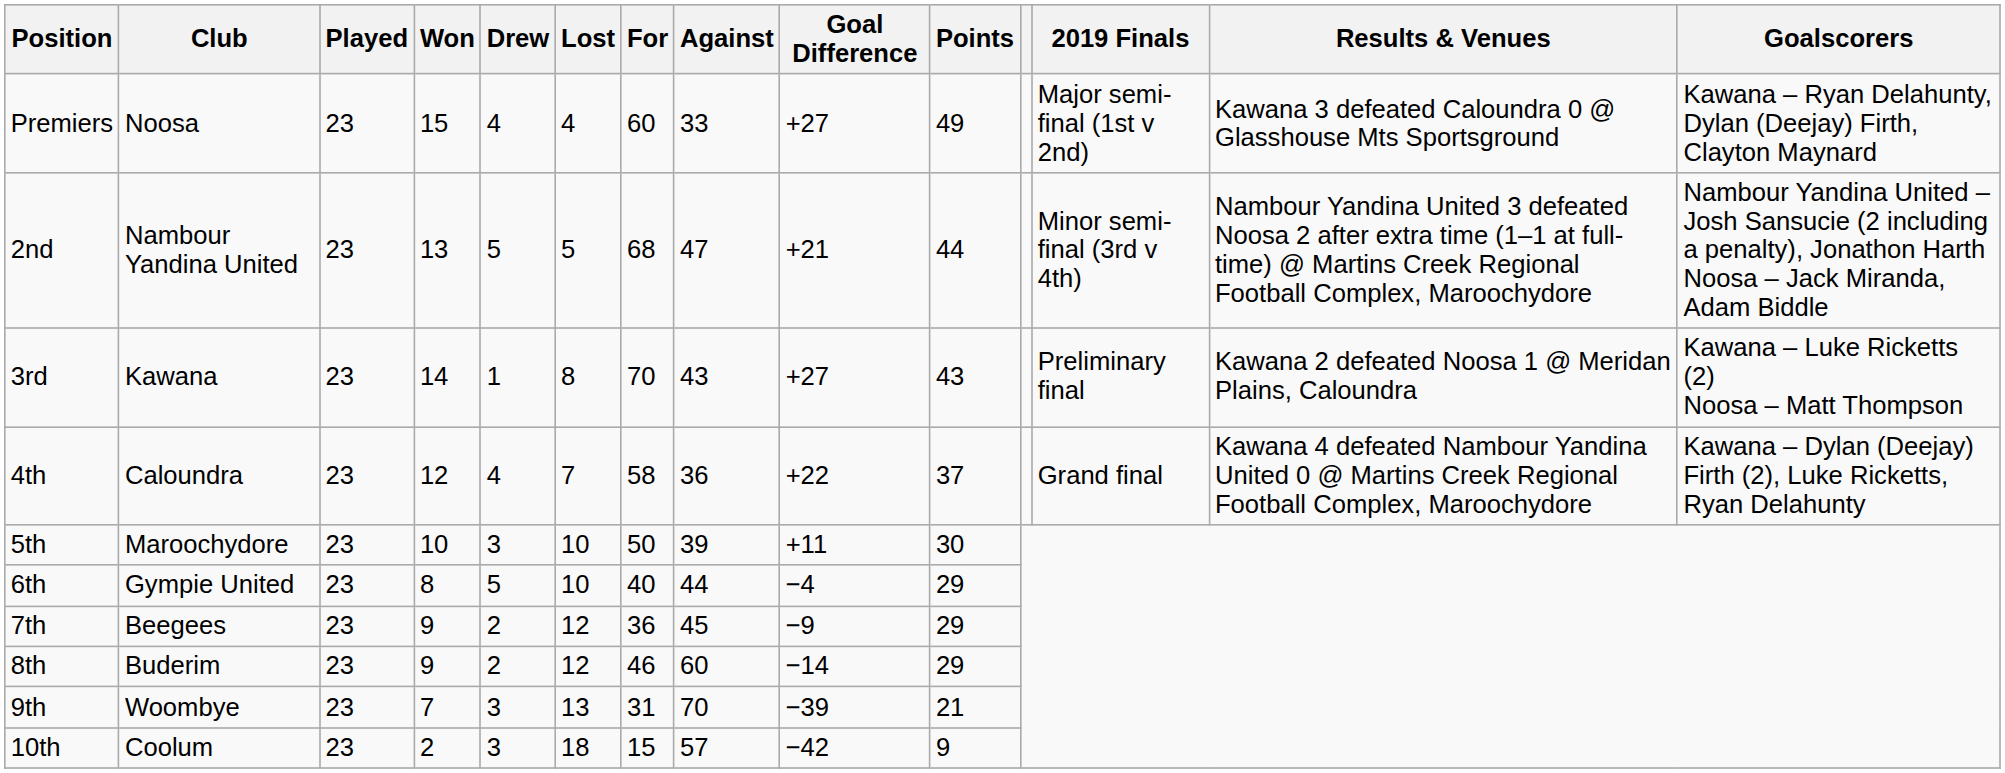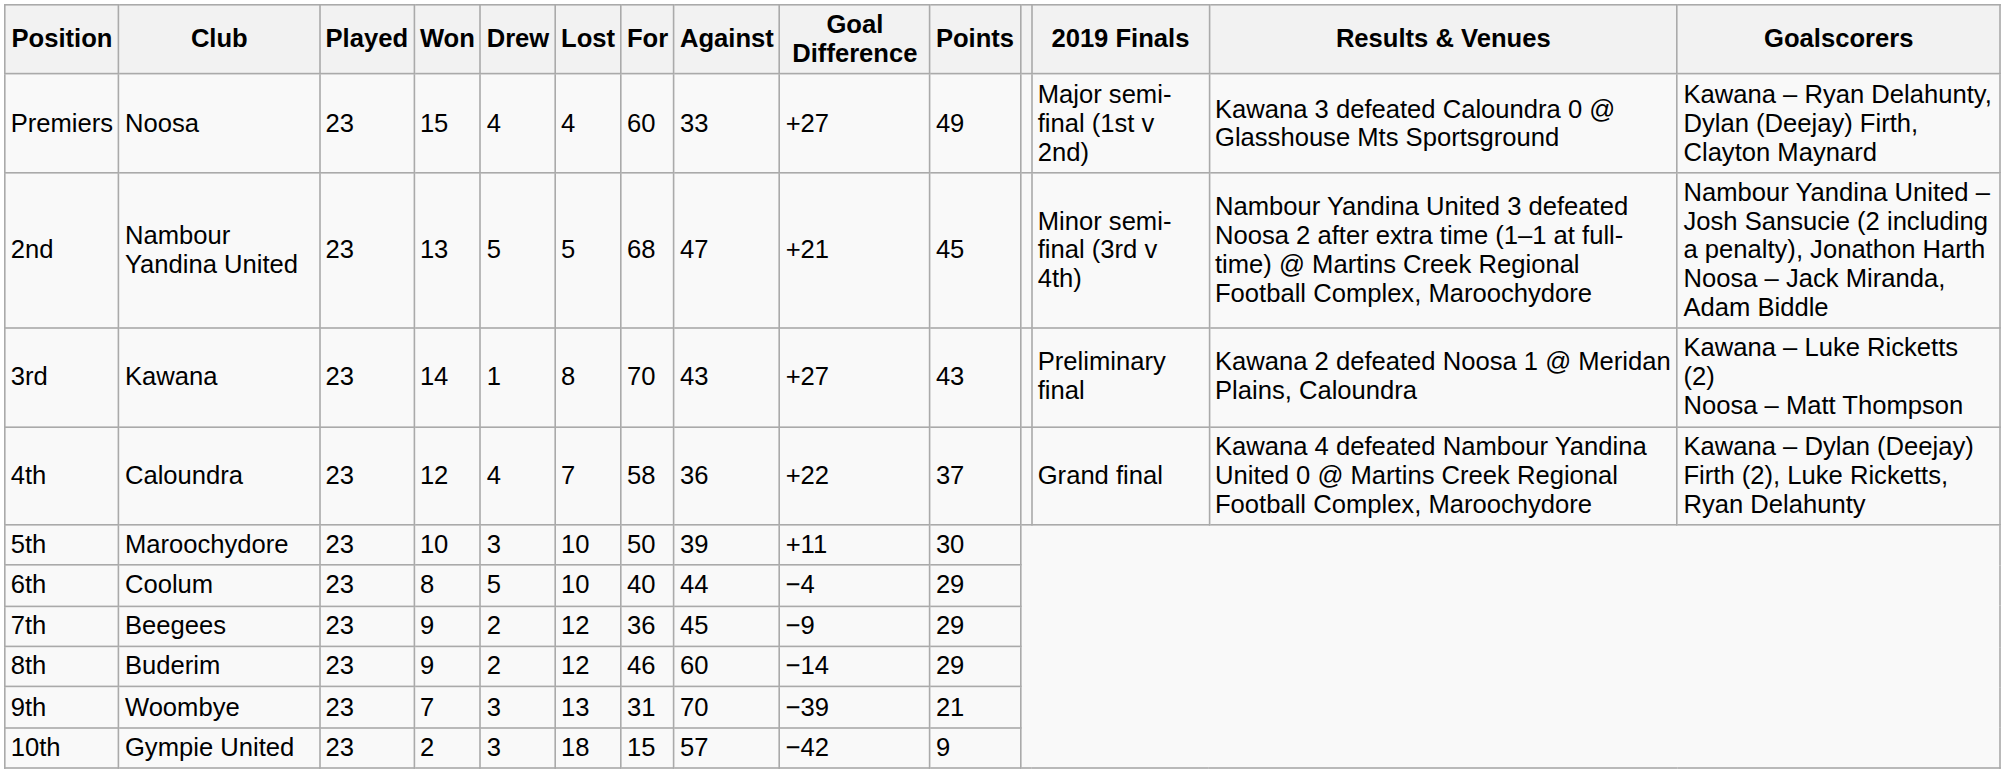(950, 250) 44 -> (950, 250) 45
(210, 585) Gympie United -> (169, 585) Coolum
(169, 747) Coolum -> (210, 747) Gympie United
